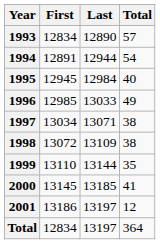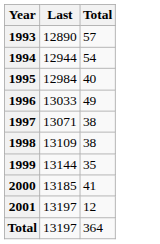- column: (60, 15)
